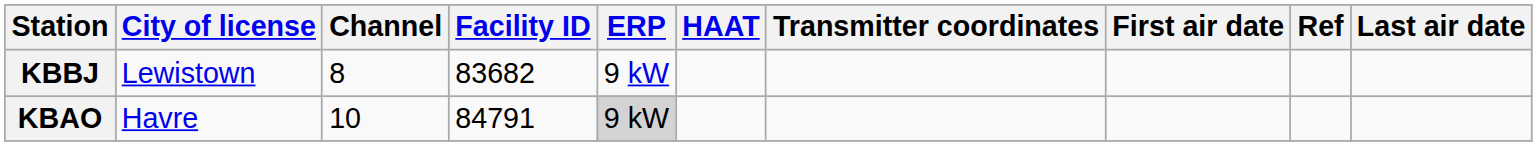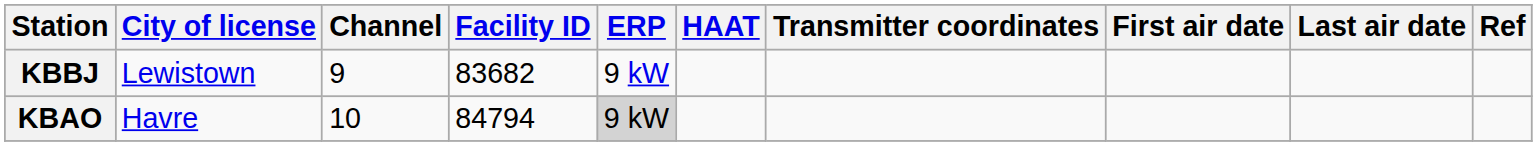columns swapped: (1441, 27) <-> (1321, 27)
(337, 72) 8 -> (337, 72) 9
(495, 118) 84791 -> (495, 118) 84794
